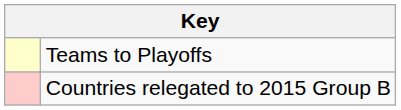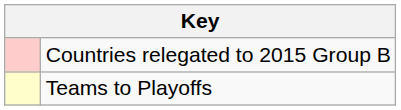rows swapped: (129, 54) <-> (218, 88)
